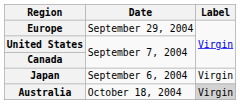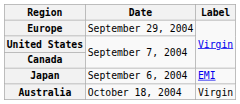(216, 76) Virgin -> (207, 76) EMI
(216, 92) lightgrey background -> (216, 92) no background
